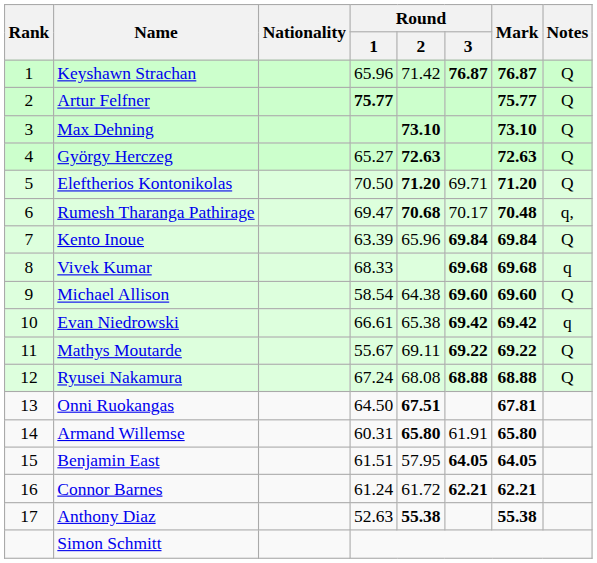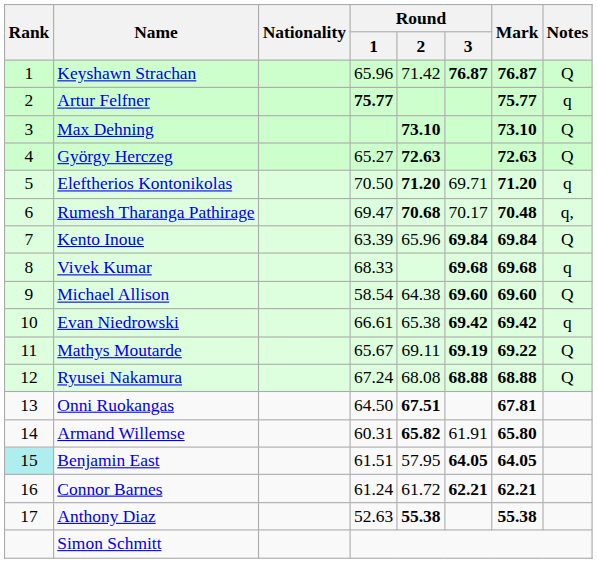(567, 101) Q -> (567, 101) q
(567, 184) Q -> (567, 184) q
(374, 350) 55.67 -> (374, 350) 65.67
(468, 350) 69.22 -> (468, 350) 69.19
(421, 433) 65.80 -> (421, 433) 65.82
(29, 460) no background -> (29, 460) paleturquoise background
